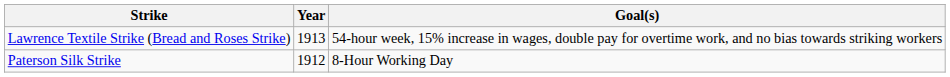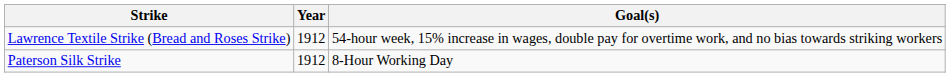(311, 38) 1913 -> (311, 38) 1912
